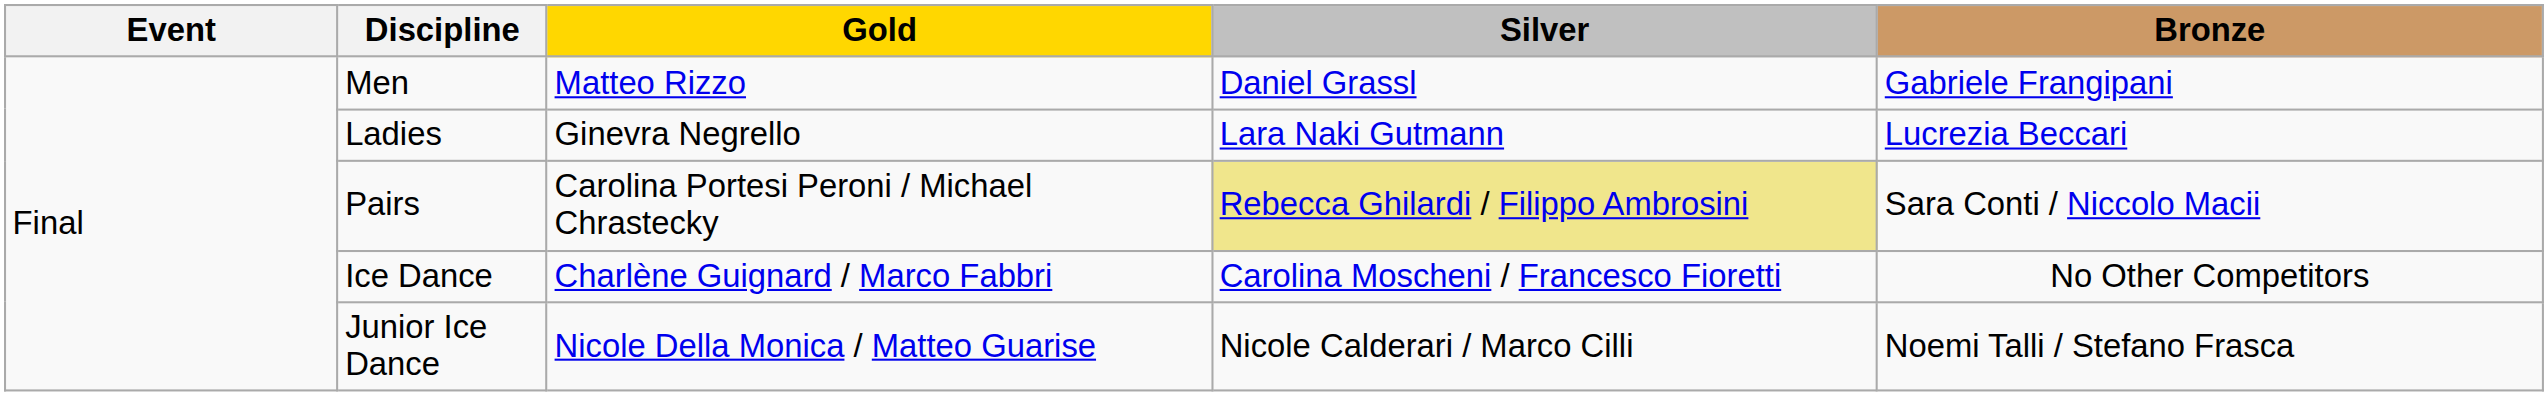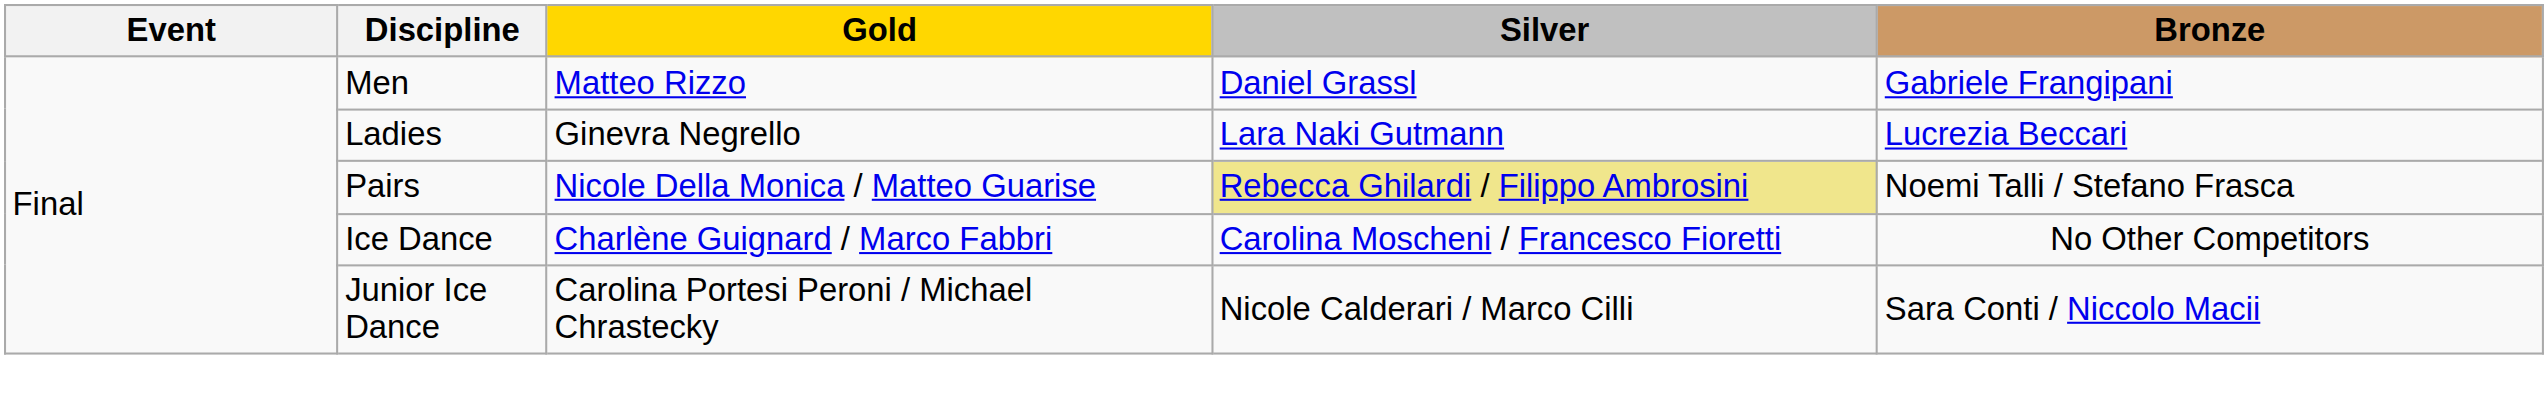(793, 205) Carolina Portesi Peroni / Michael Chrastecky -> (825, 186) Nicole Della Monica / Matteo Guarise
(2073, 205) Sara Conti / Niccolo Macii -> (2090, 186) Noemi Talli / Stefano Frasca
(825, 345) Nicole Della Monica / Matteo Guarise -> (793, 309) Carolina Portesi Peroni / Michael Chrastecky
(2090, 345) Noemi Talli / Stefano Frasca -> (2073, 309) Sara Conti / Niccolo Macii
